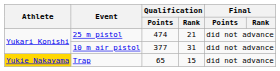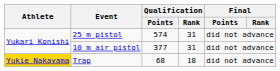(160, 35) 474 -> (160, 35) 574
(191, 35) 21 -> (191, 35) 31
(160, 60) 65 -> (160, 60) 68
(191, 60) 15 -> (191, 60) 18
